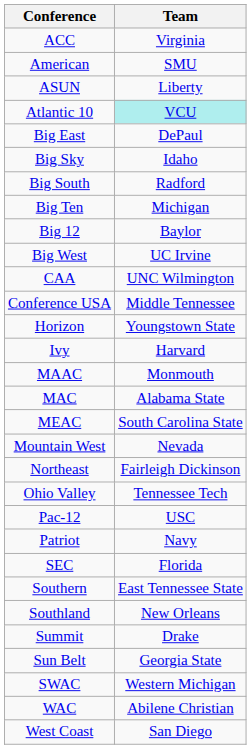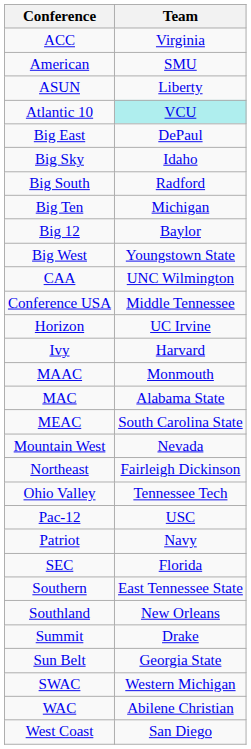(180, 254) UC Irvine -> (180, 254) Youngstown State
(180, 326) Youngstown State -> (180, 326) UC Irvine
